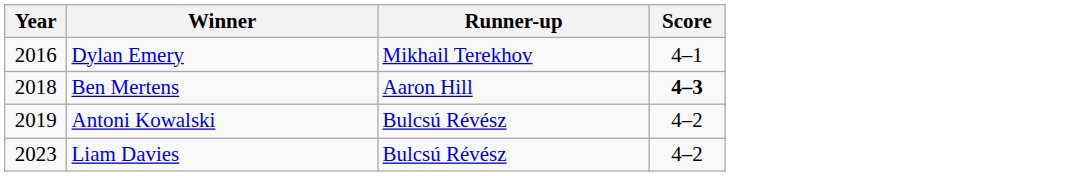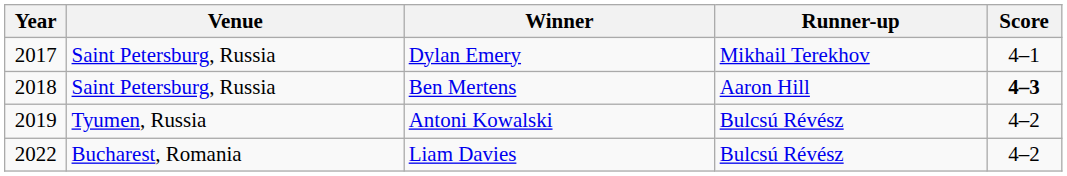+ column: (235, 21)
(36, 54) 2016 -> (36, 54) 2017
(36, 154) 2023 -> (36, 154) 2022
